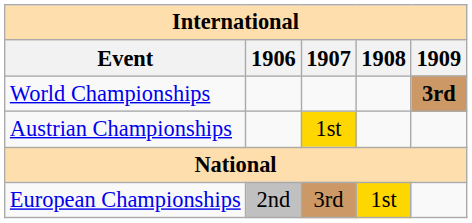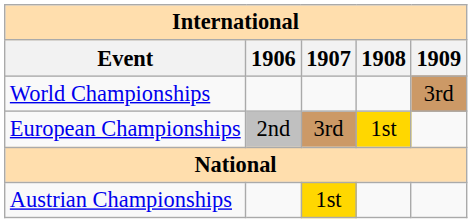(439, 93) bold -> (439, 93) normal
rows swapped: (125, 199) <-> (121, 128)
